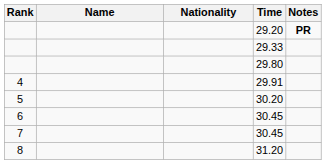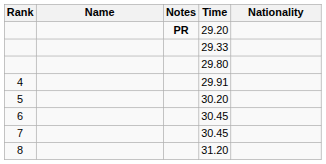columns swapped: (208, 13) <-> (303, 13)
